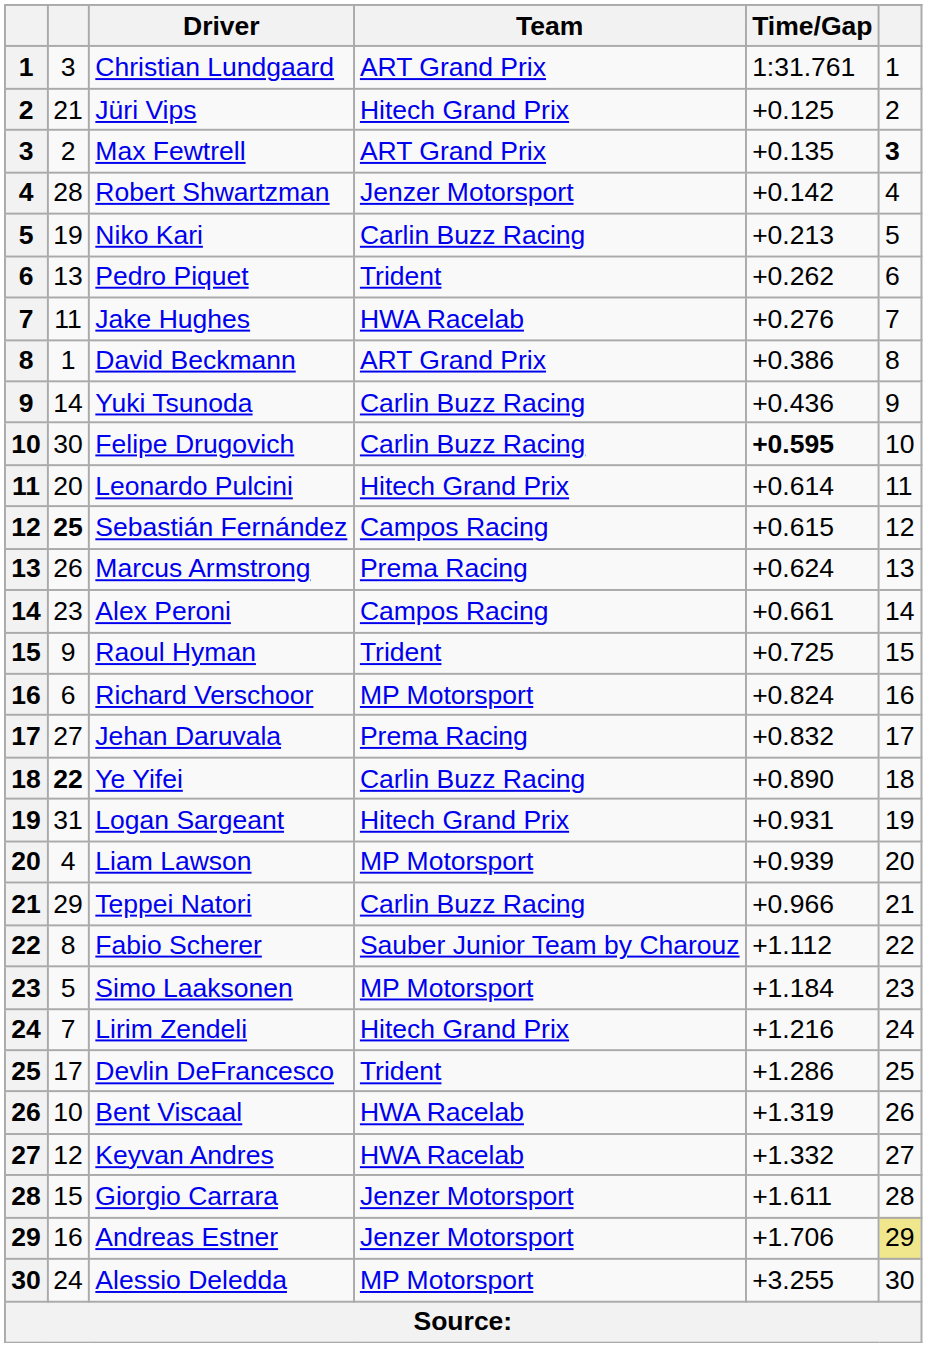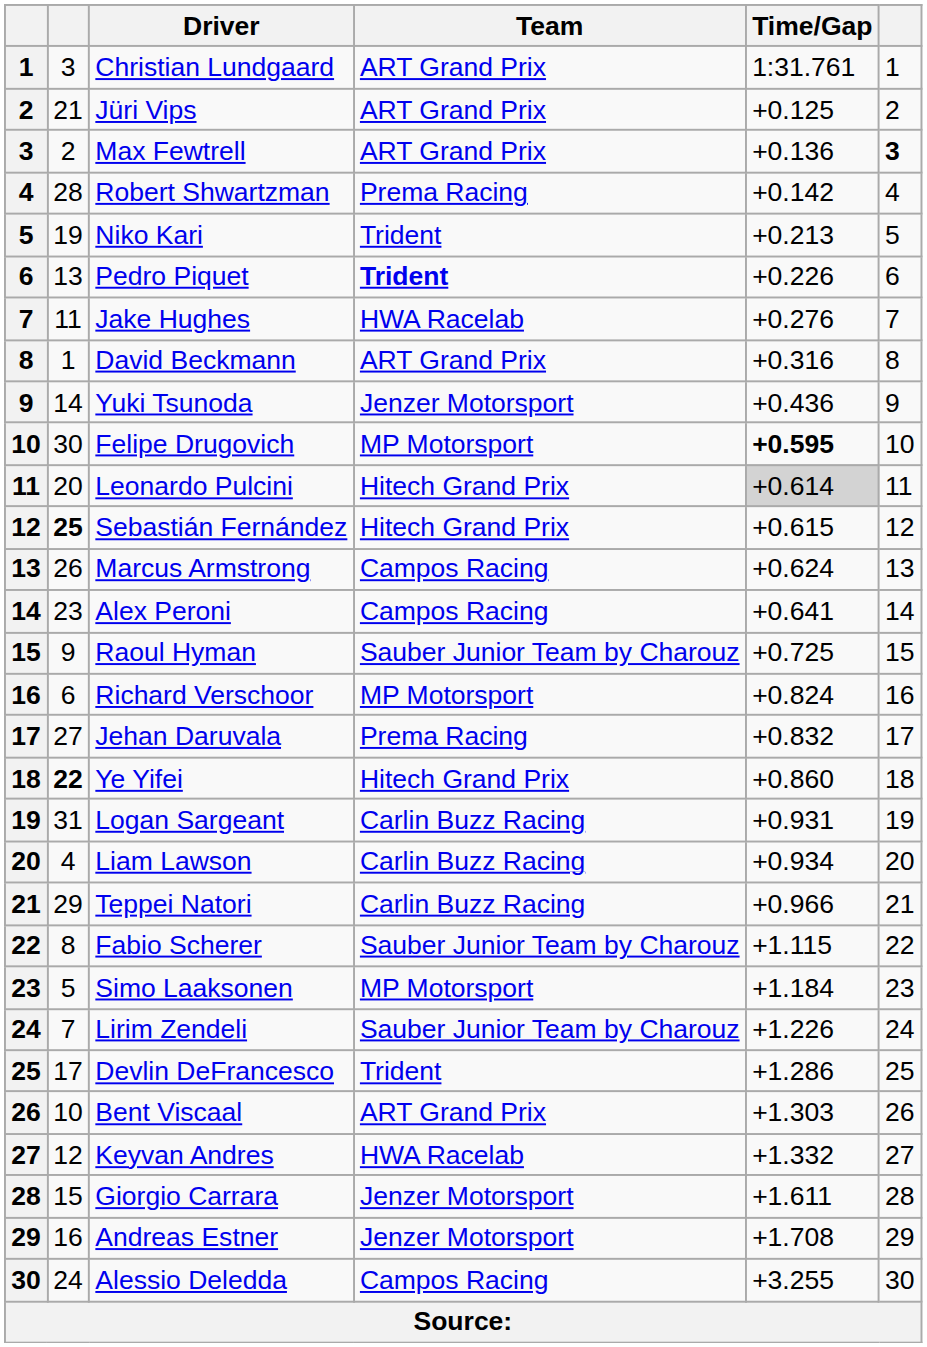(465, 109) Hitech Grand Prix -> (453, 109) ART Grand Prix
(793, 151) +0.135 -> (793, 151) +0.136
(467, 193) Jenzer Motorsport -> (444, 193) Prema Racing
(473, 234) Carlin Buzz Racing -> (401, 234) Trident
(401, 276) normal -> (404, 276) bold
(793, 276) +0.262 -> (793, 276) +0.226
(793, 360) +0.386 -> (793, 360) +0.316
(473, 402) Carlin Buzz Racing -> (467, 402) Jenzer Motorsport
(473, 444) Carlin Buzz Racing -> (447, 444) MP Motorsport
(793, 485) no background -> (793, 485) lightgrey background
(454, 527) Campos Racing -> (465, 527) Hitech Grand Prix
(444, 569) Prema Racing -> (454, 569) Campos Racing
(793, 611) +0.661 -> (793, 611) +0.641
(401, 653) Trident -> (550, 653) Sauber Junior Team by Charouz
(473, 778) Carlin Buzz Racing -> (465, 778) Hitech Grand Prix
(793, 778) +0.890 -> (793, 778) +0.860
(465, 820) Hitech Grand Prix -> (473, 820) Carlin Buzz Racing
(447, 862) MP Motorsport -> (473, 862) Carlin Buzz Racing
(793, 862) +0.939 -> (793, 862) +0.934
(792, 945) +1.112 -> (792, 945) +1.115
(465, 1029) Hitech Grand Prix -> (550, 1029) Sauber Junior Team by Charouz
(793, 1029) +1.216 -> (793, 1029) +1.226
(442, 1112) HWA Racelab -> (453, 1112) ART Grand Prix
(793, 1112) +1.319 -> (793, 1112) +1.303
(793, 1238) +1.706 -> (793, 1238) +1.708
(900, 1238) khaki background -> (900, 1238) no background
(447, 1280) MP Motorsport -> (454, 1280) Campos Racing
